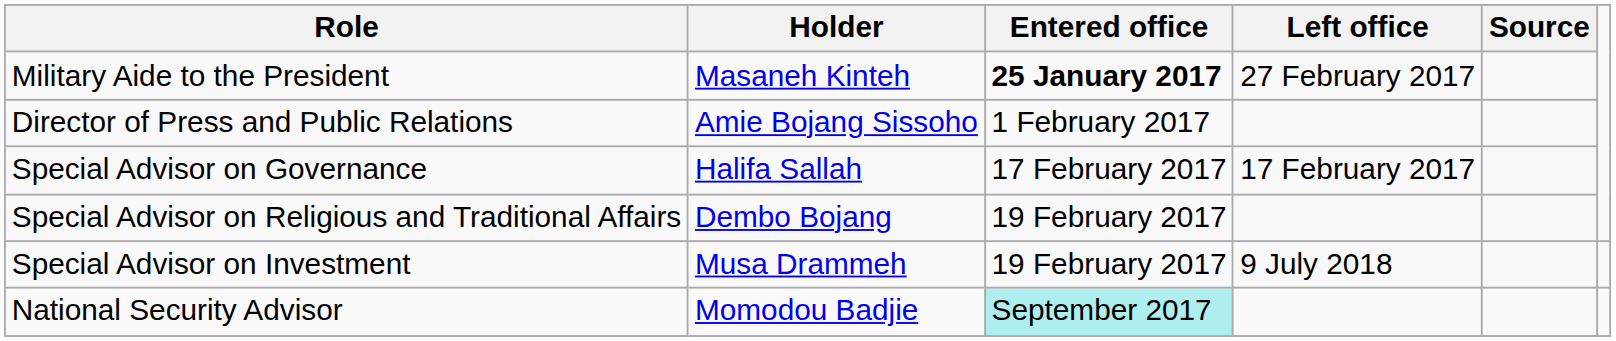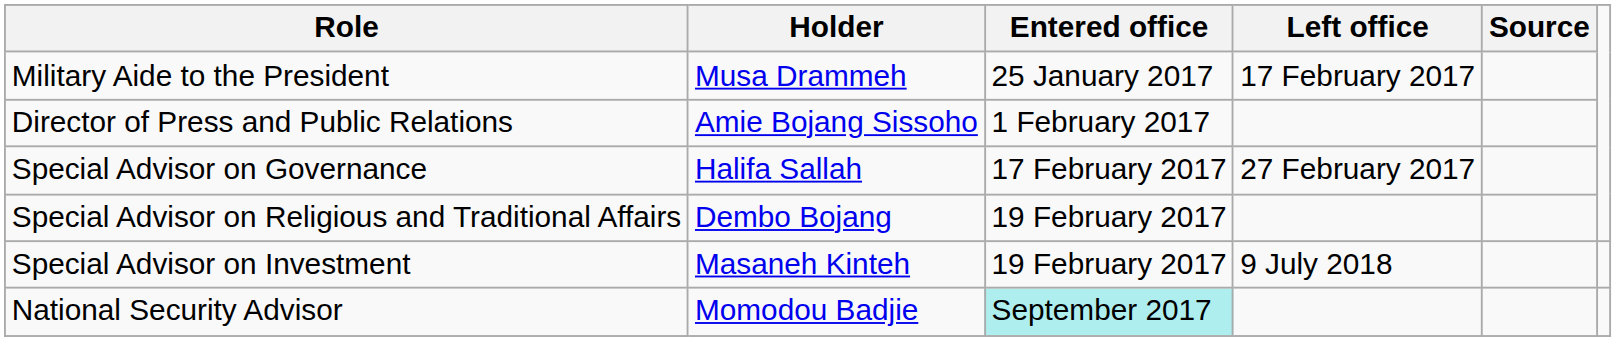(803, 75) Masaneh Kinteh -> (801, 75) Musa Drammeh
(1107, 75) bold -> (1102, 75) normal
(1358, 75) 27 February 2017 -> (1358, 75) 17 February 2017
(1358, 169) 17 February 2017 -> (1358, 169) 27 February 2017
(801, 264) Musa Drammeh -> (803, 264) Masaneh Kinteh
